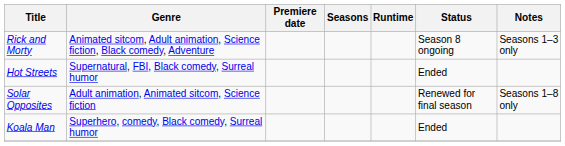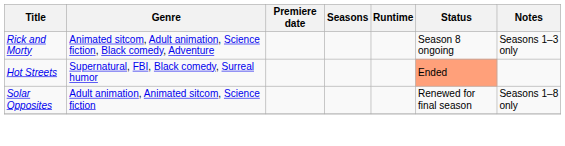(433, 72) no background -> (433, 72) lightsalmon background
- row: (31, 127)
